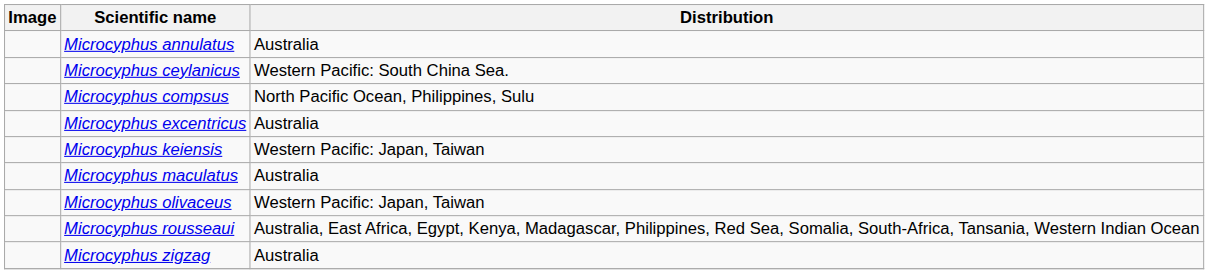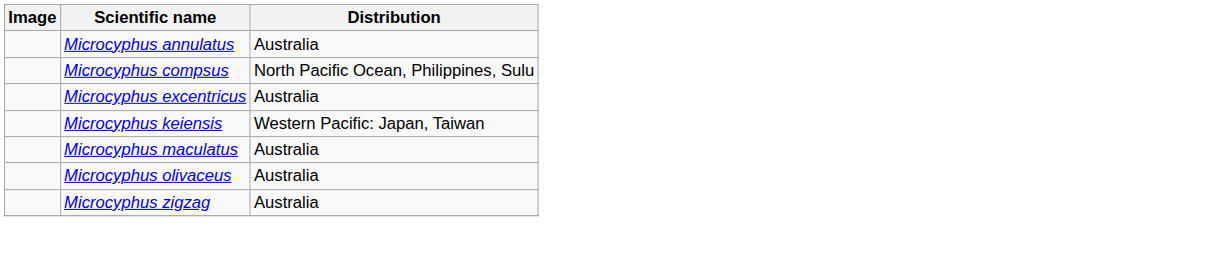- row: (152, 70)
(369, 202) Western Pacific: Japan, Taiwan -> (286, 176) Australia
- row: (149, 228)
